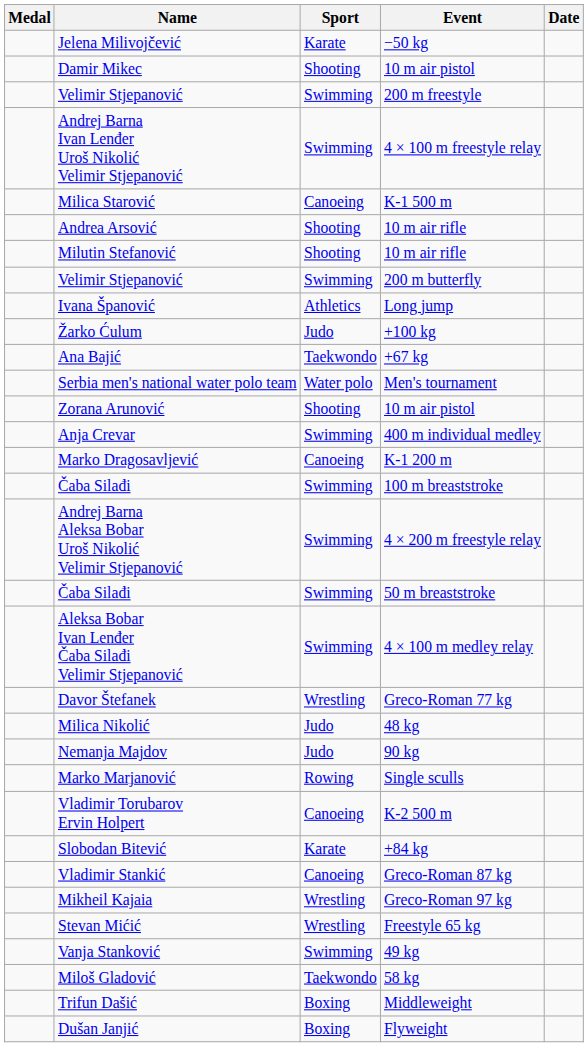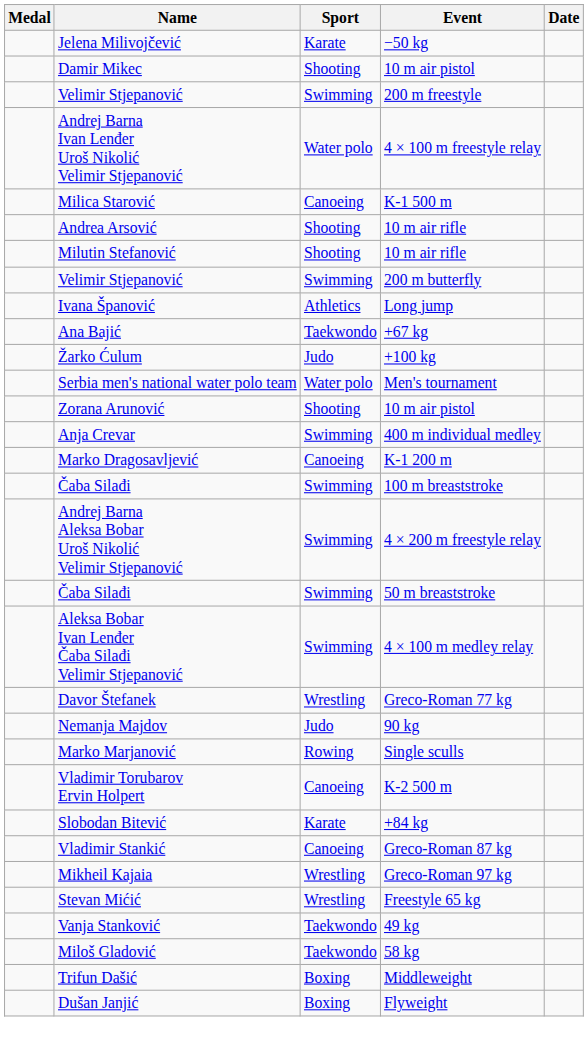(338, 148) Swimming -> (338, 148) Water polo
rows swapped: (100, 331) <-> (90, 357)
- row: (104, 726)
(338, 951) Swimming -> (340, 925) Taekwondo
